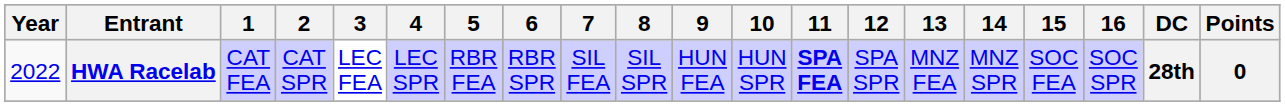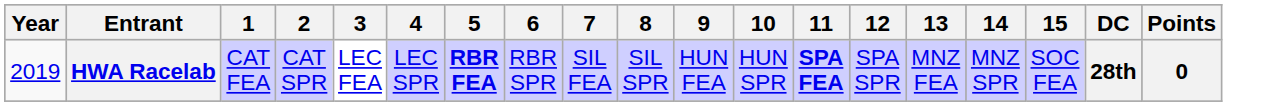- column: (1113, 22)
(35, 70) 2022 -> (35, 70) 2019
(474, 70) normal -> (474, 70) bold
